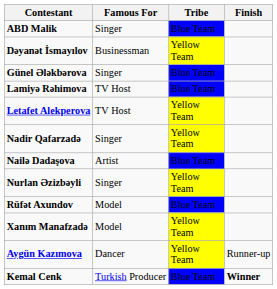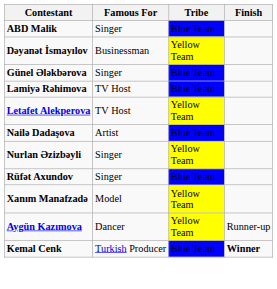- row: (44, 138)
(108, 204) Model -> (108, 177) Singer
